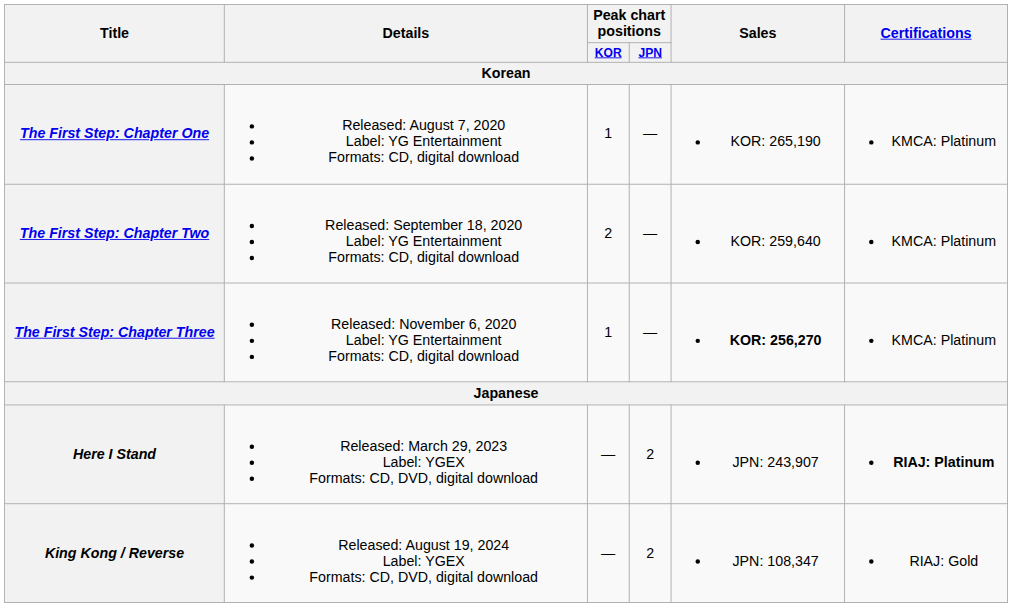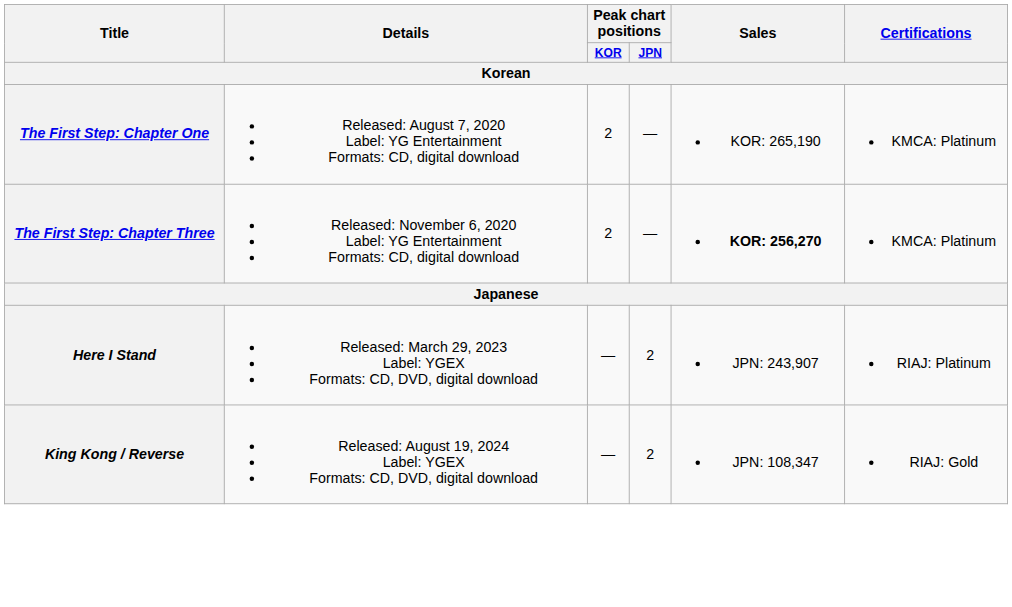(608, 134) 1 -> (608, 134) 2
- row: (115, 233)
(608, 332) 1 -> (608, 233) 2
(926, 462) bold -> (926, 363) normal
